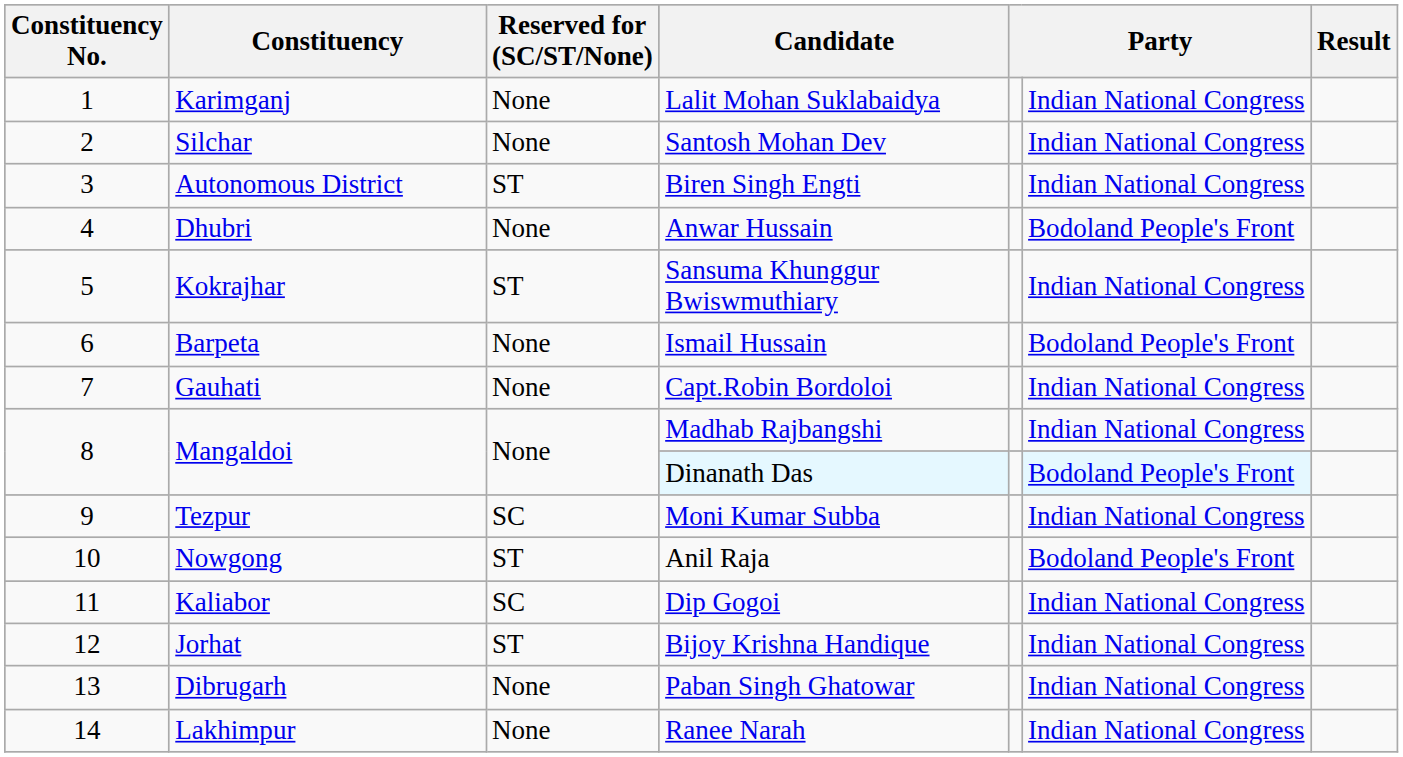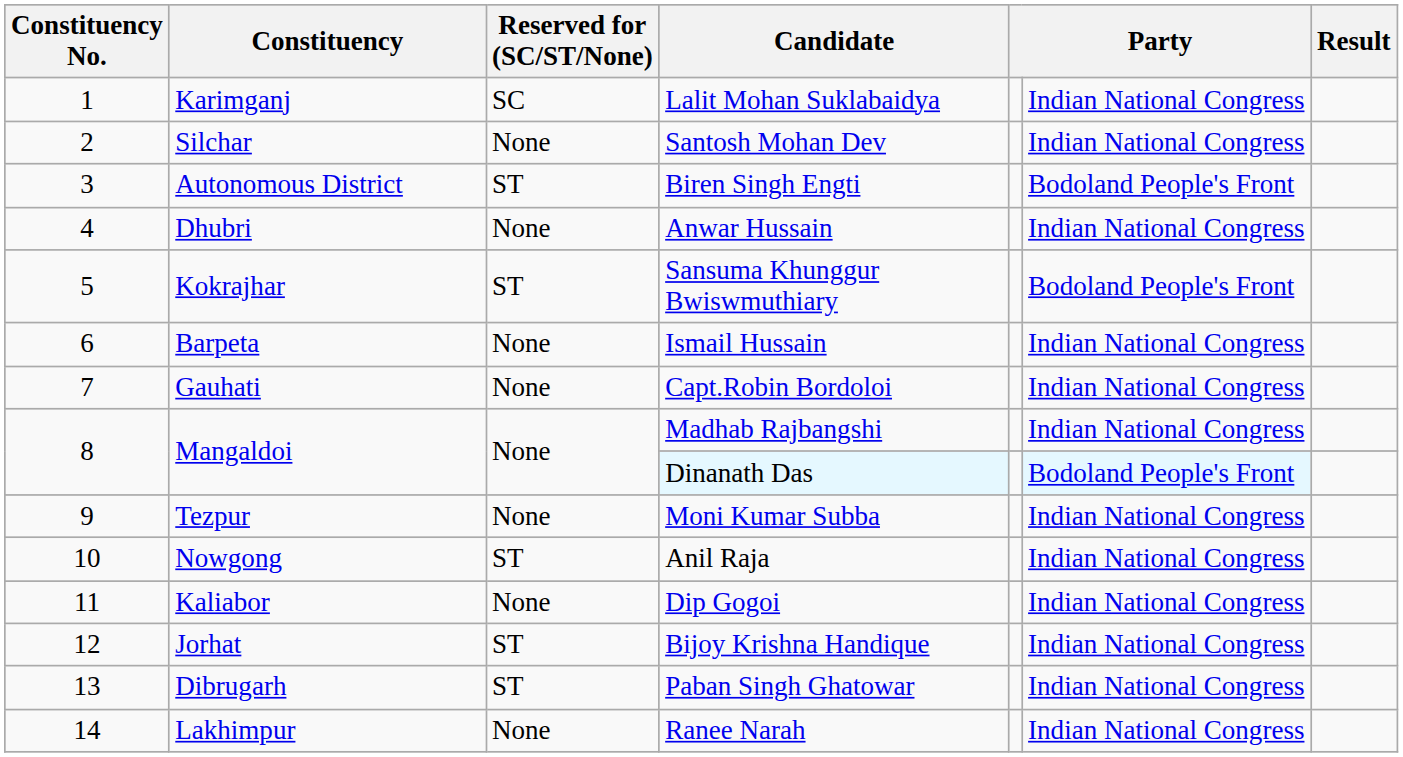(521, 99) None -> (508, 99) SC
(1166, 185) Indian National Congress -> (1161, 185) Bodoland People's Front
(1161, 227) Bodoland People's Front -> (1166, 227) Indian National Congress
(1166, 285) Indian National Congress -> (1161, 285) Bodoland People's Front
(1161, 344) Bodoland People's Front -> (1166, 344) Indian National Congress
(508, 515) SC -> (521, 515) None
(1161, 558) Bodoland People's Front -> (1166, 558) Indian National Congress
(508, 601) SC -> (521, 601) None
(521, 687) None -> (508, 687) ST
